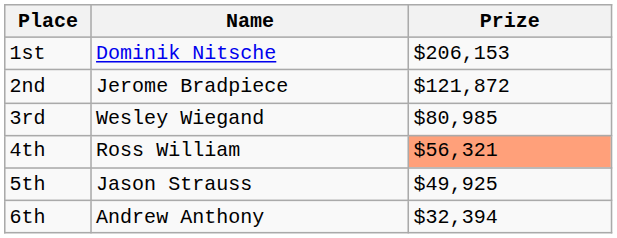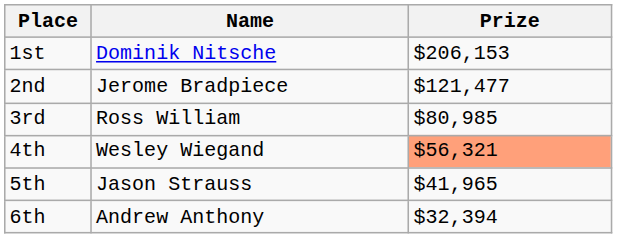(462, 86) $121,872 -> (462, 86) $121,477
(180, 119) Wesley Wiegand -> (168, 119) Ross William
(168, 152) Ross William -> (180, 152) Wesley Wiegand
(456, 184) $49,925 -> (456, 184) $41,965
